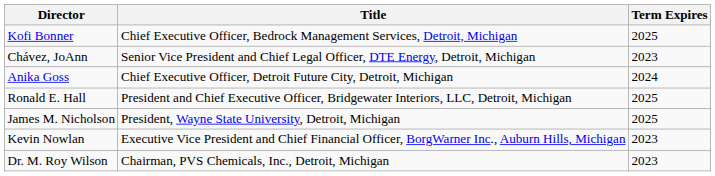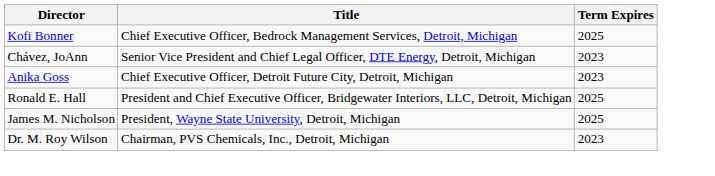(645, 77) 2024 -> (591, 77) 2023
- row: (46, 139)
